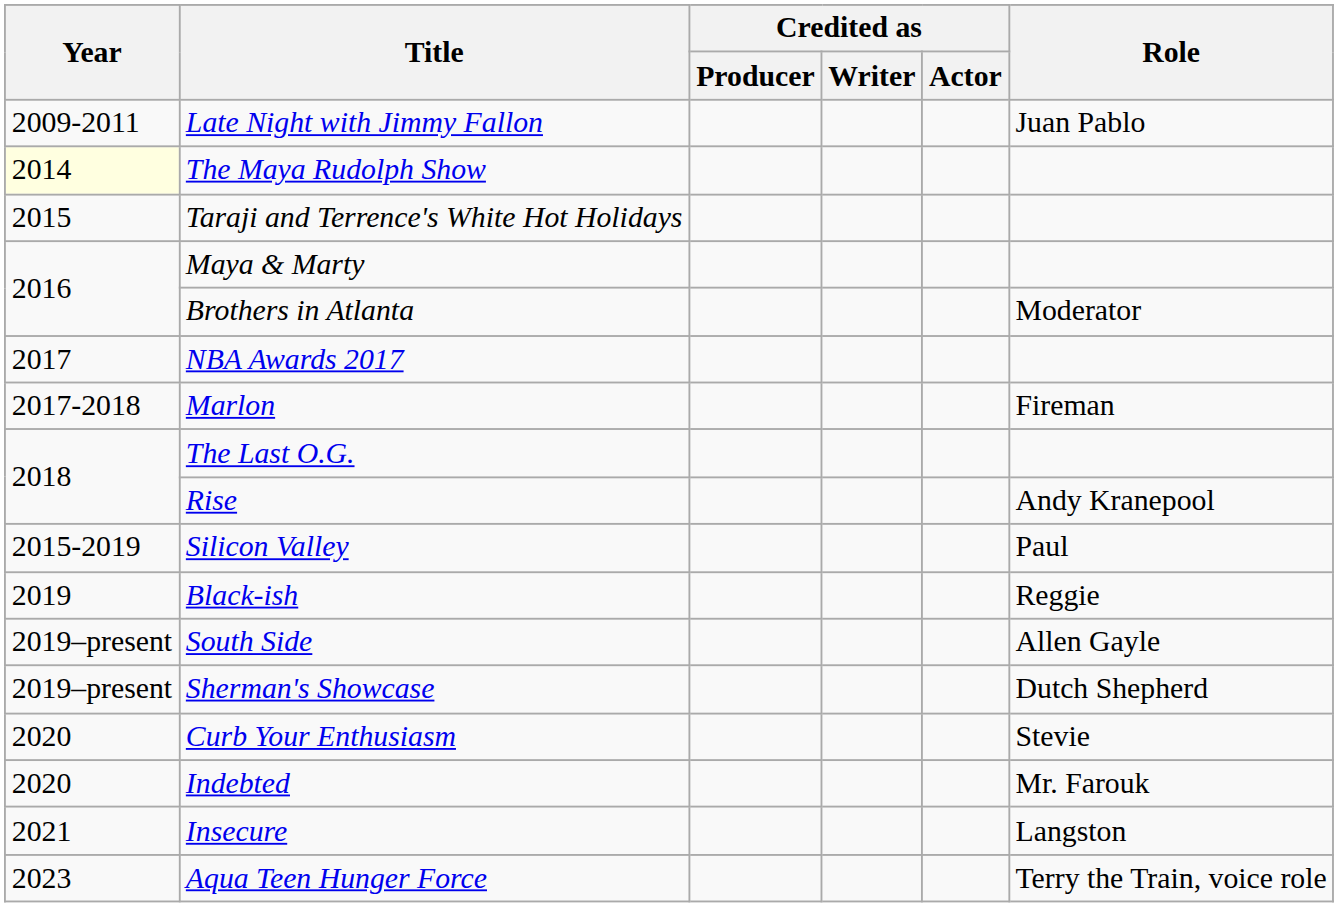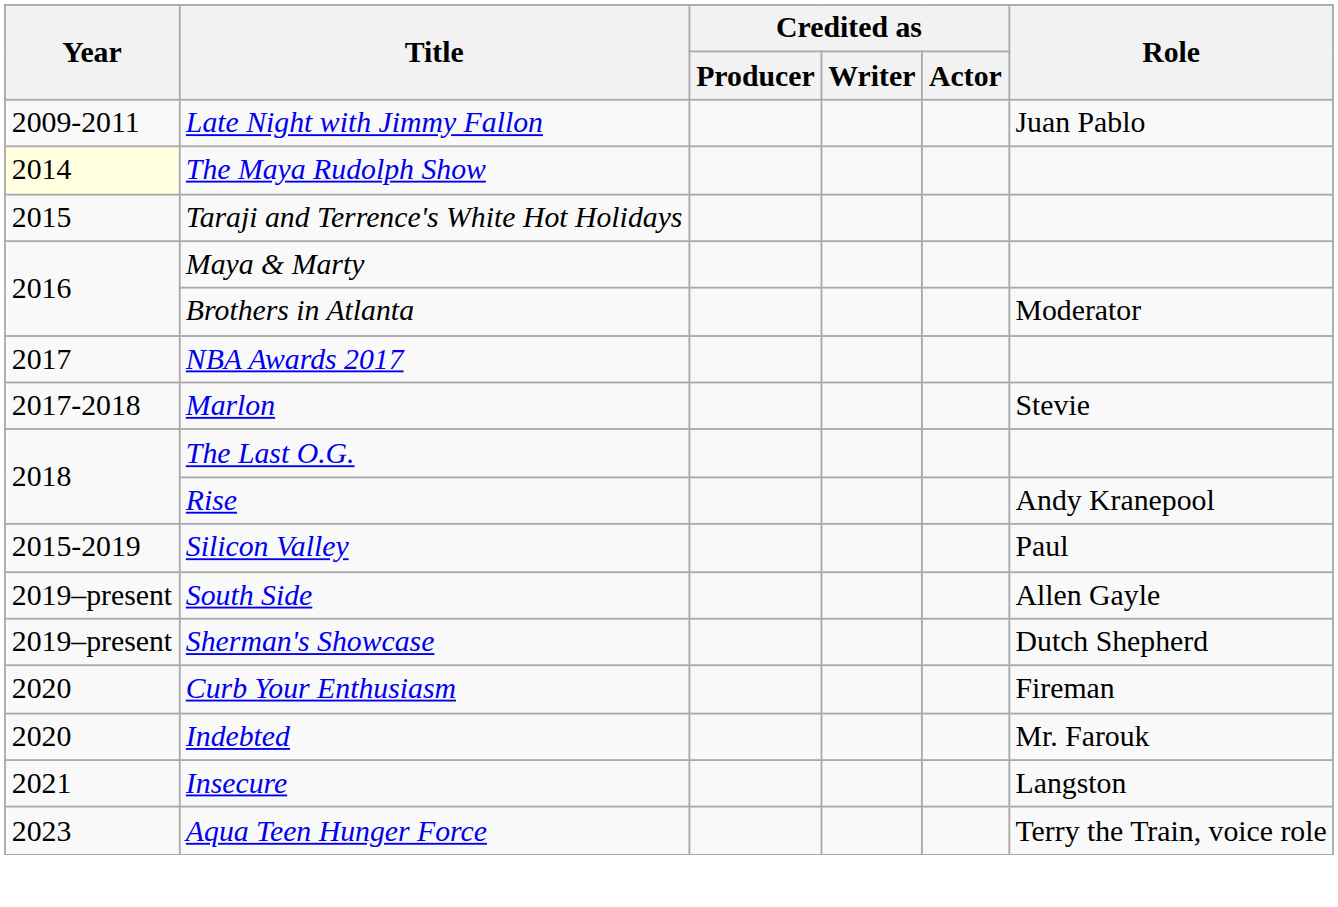(1065, 405) Fireman -> (1053, 405) Stevie
- row: (242, 594)
(1053, 736) Stevie -> (1065, 688) Fireman
